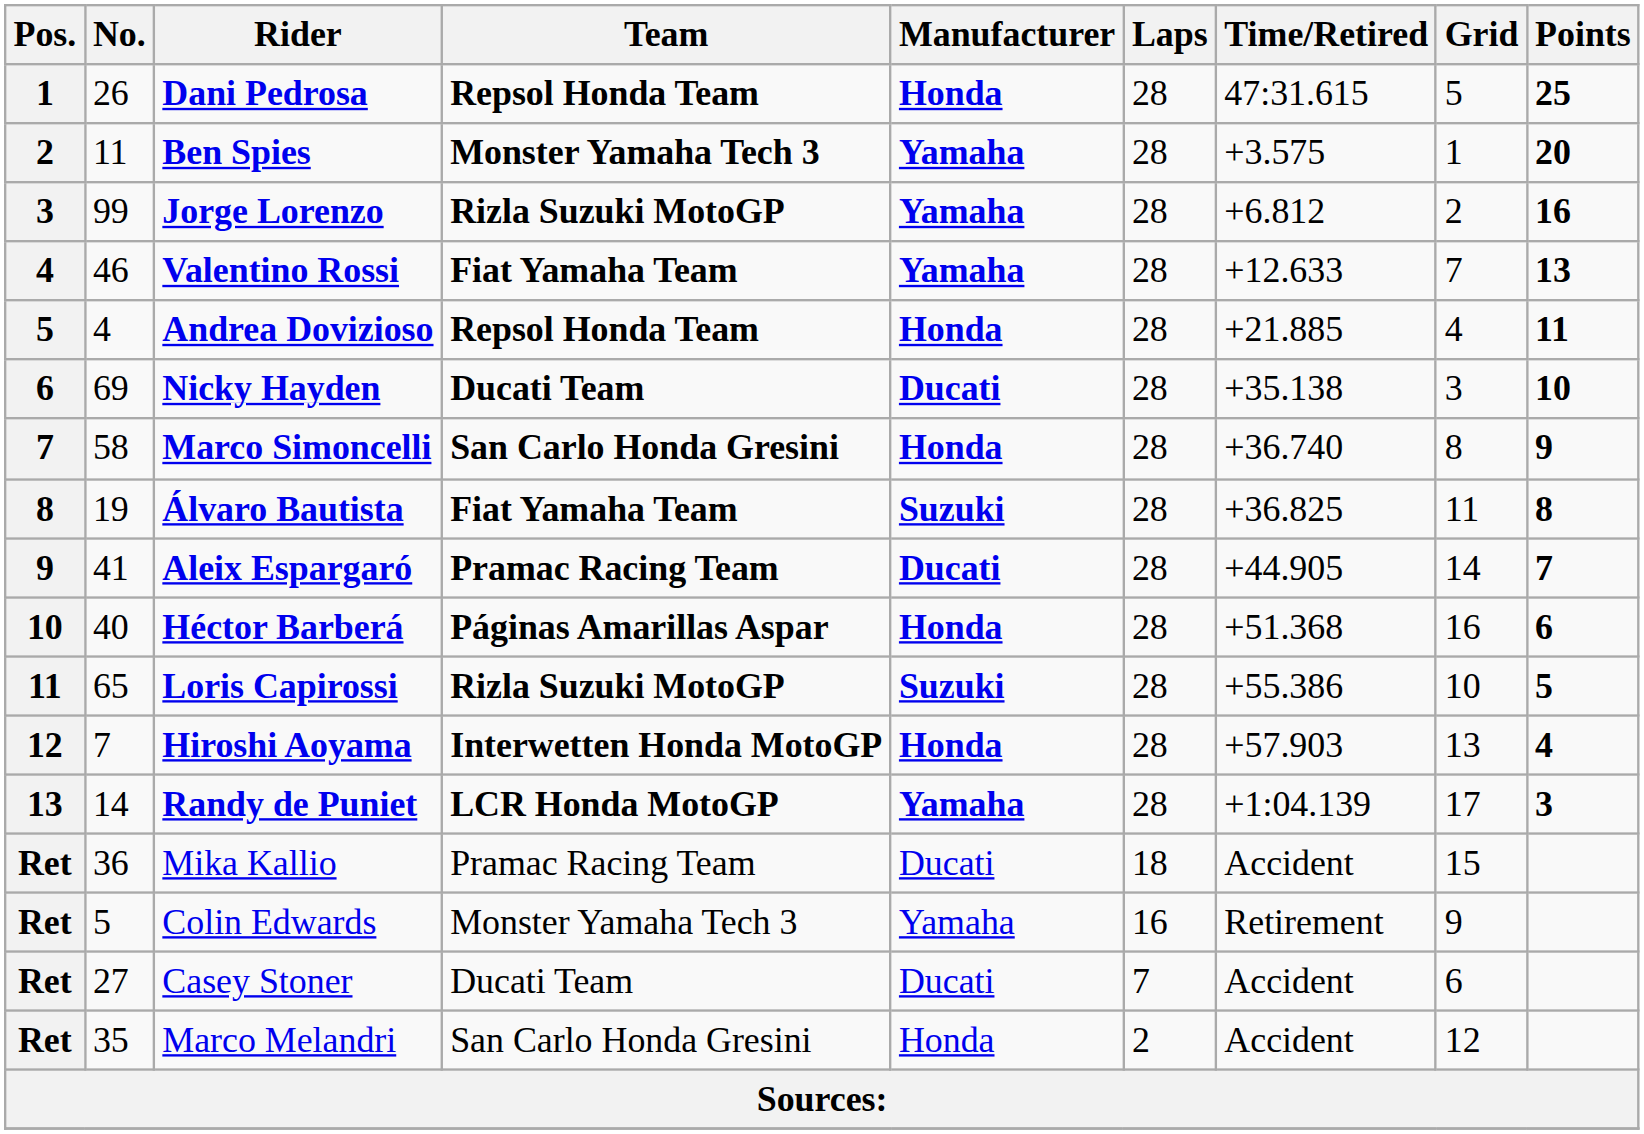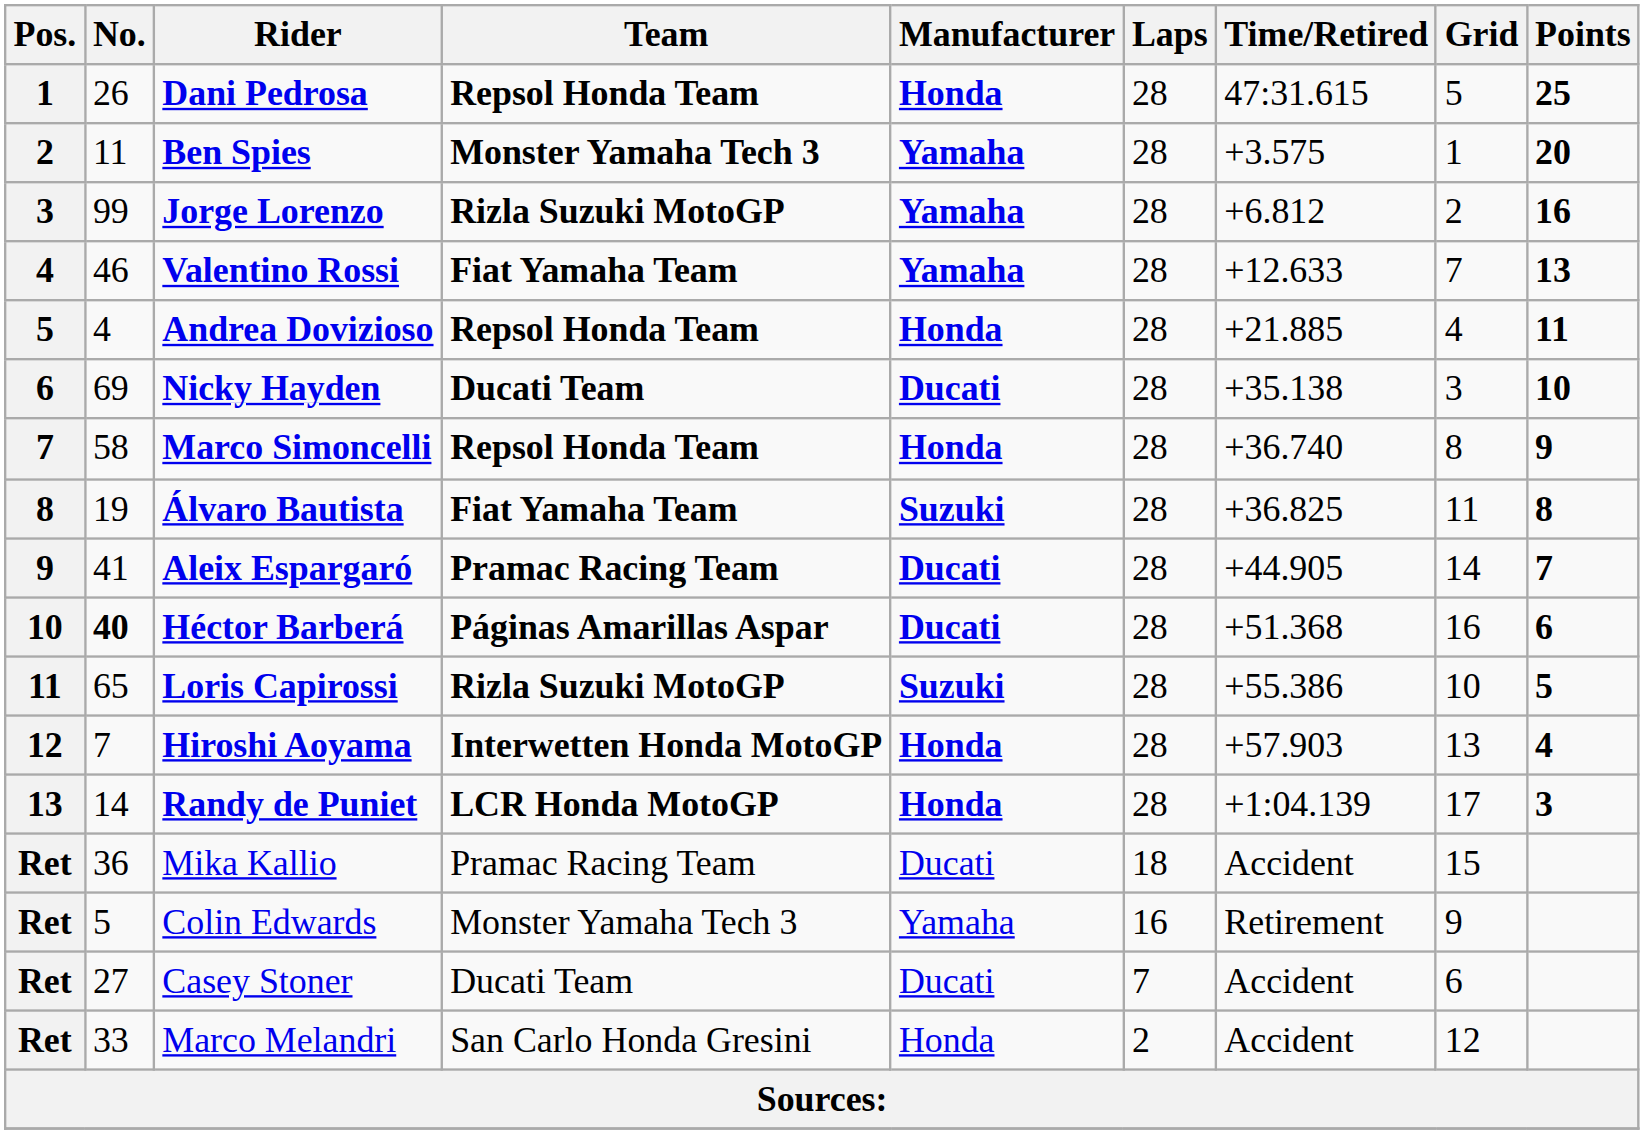(645, 448) San Carlo Honda Gresini -> (605, 448) Repsol Honda Team
(111, 625) normal -> (111, 625) bold
(951, 625) Honda -> (950, 625) Ducati
(962, 803) Yamaha -> (951, 803) Honda
(111, 1039) 35 -> (111, 1039) 33
